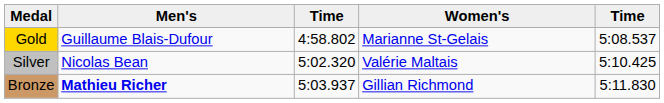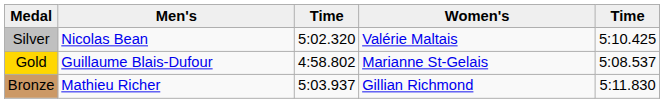rows swapped: (31, 39) <-> (31, 62)
(114, 86) bold -> (111, 86) normal
